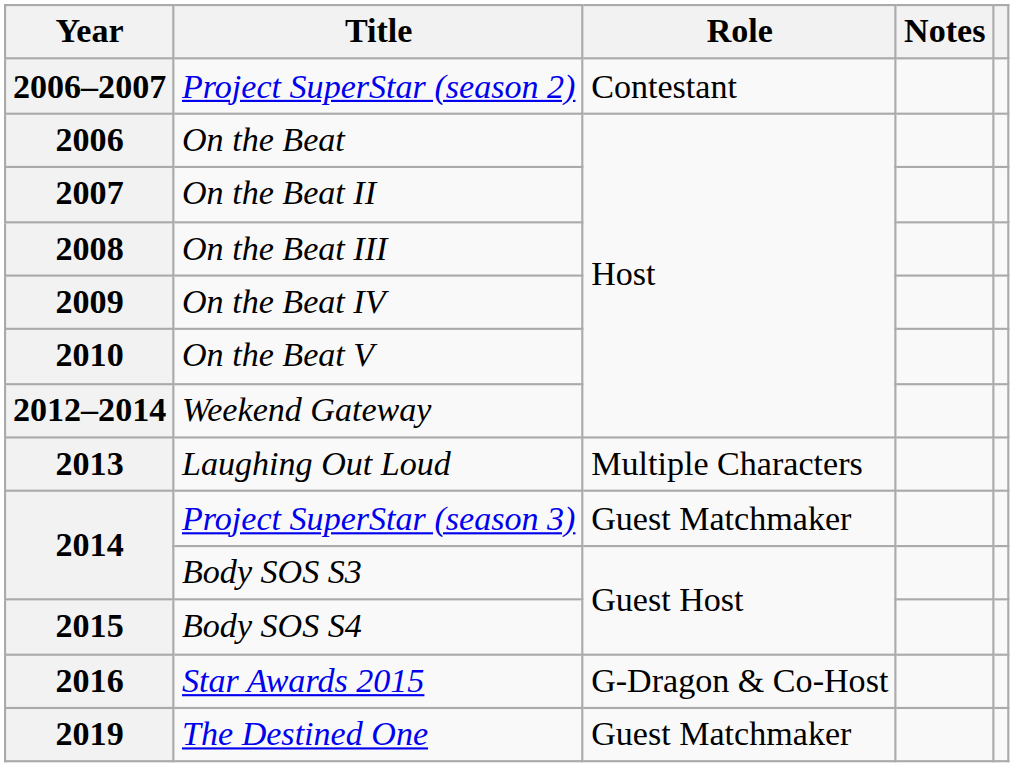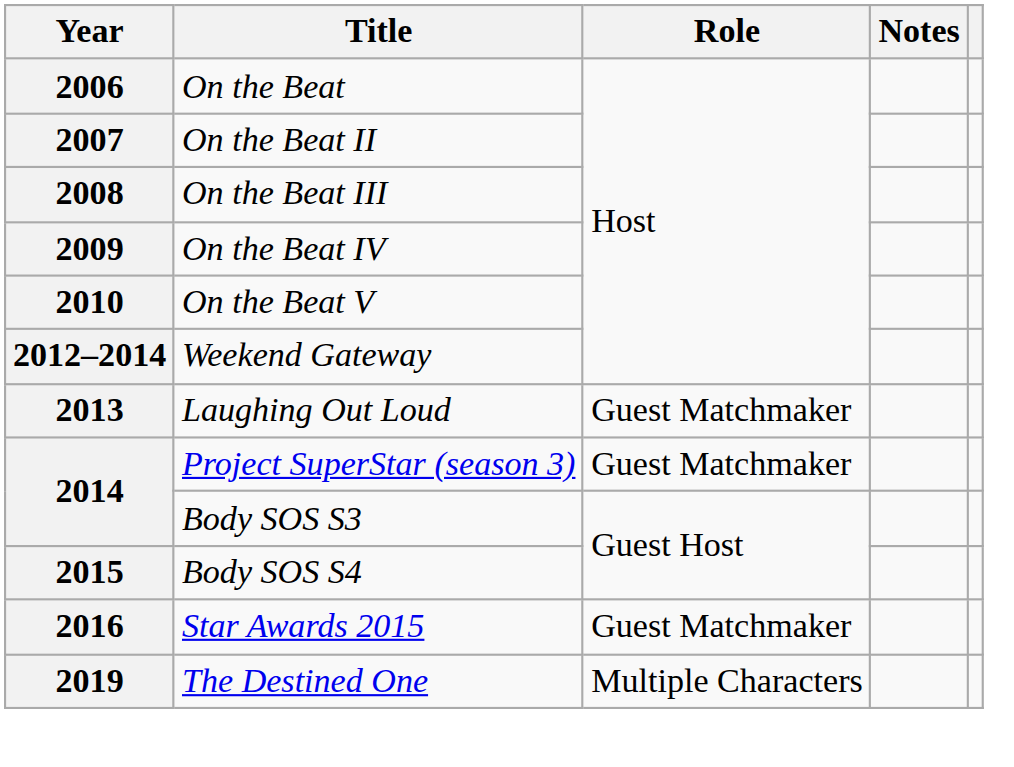- row: (90, 85)
(727, 463) Multiple Characters -> (721, 409) Guest Matchmaker
(740, 680) G-Dragon & Co-Host -> (721, 626) Guest Matchmaker
(721, 734) Guest Matchmaker -> (727, 680) Multiple Characters
